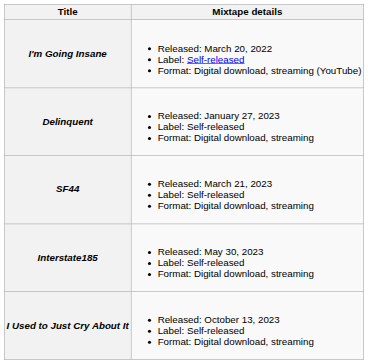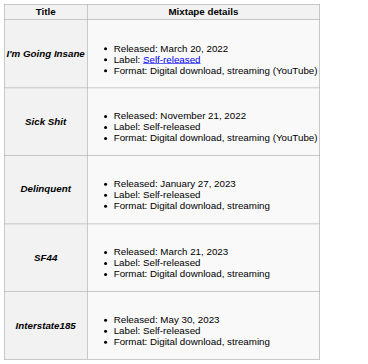+ row: (46, 121)
- row: (68, 325)
